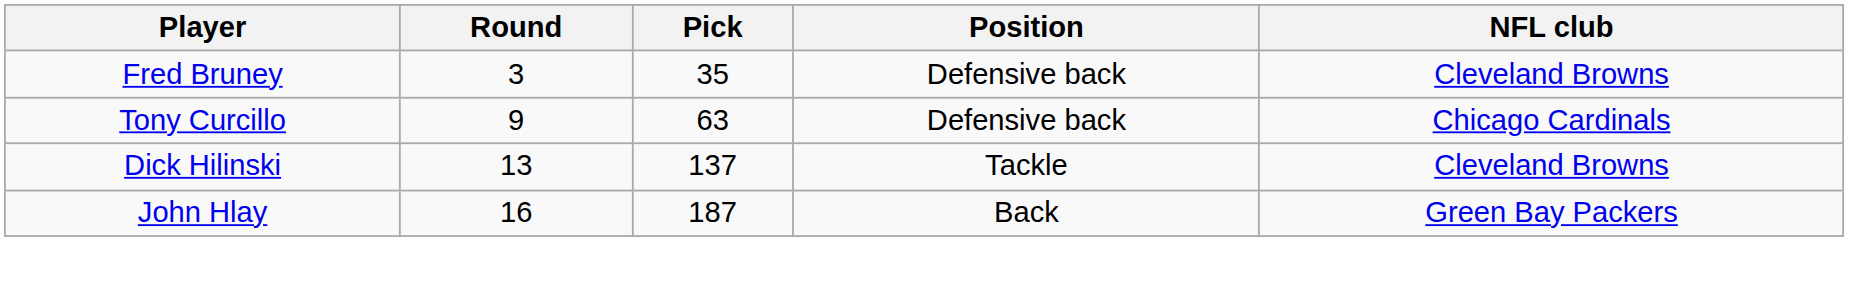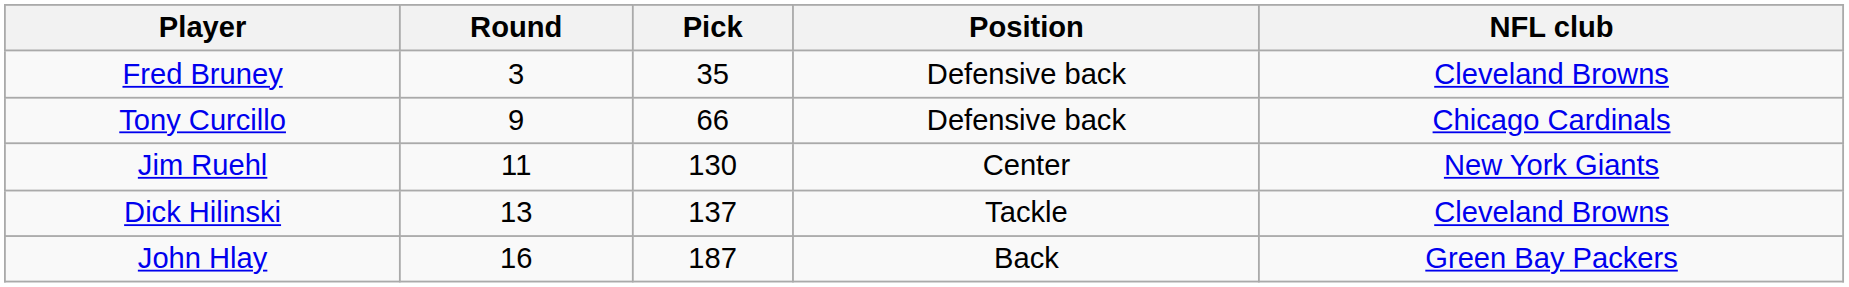(713, 119) 63 -> (713, 119) 66
+ row: (203, 166)
